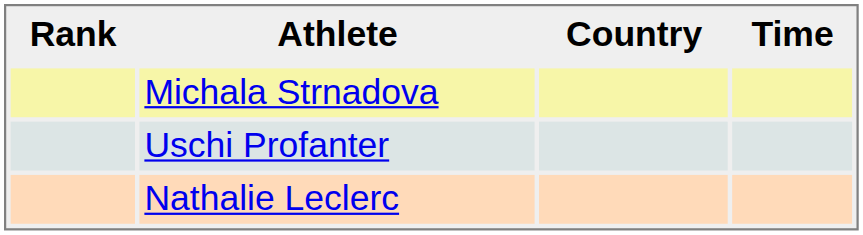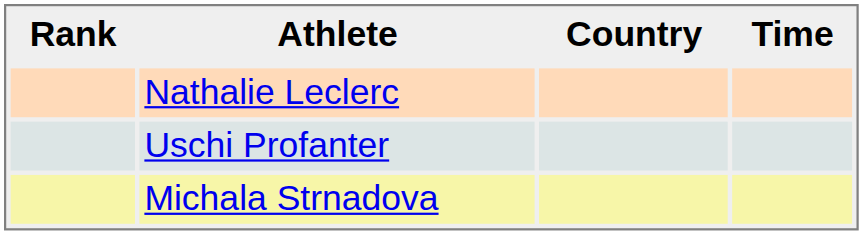rows swapped: (291, 92) <-> (272, 198)
